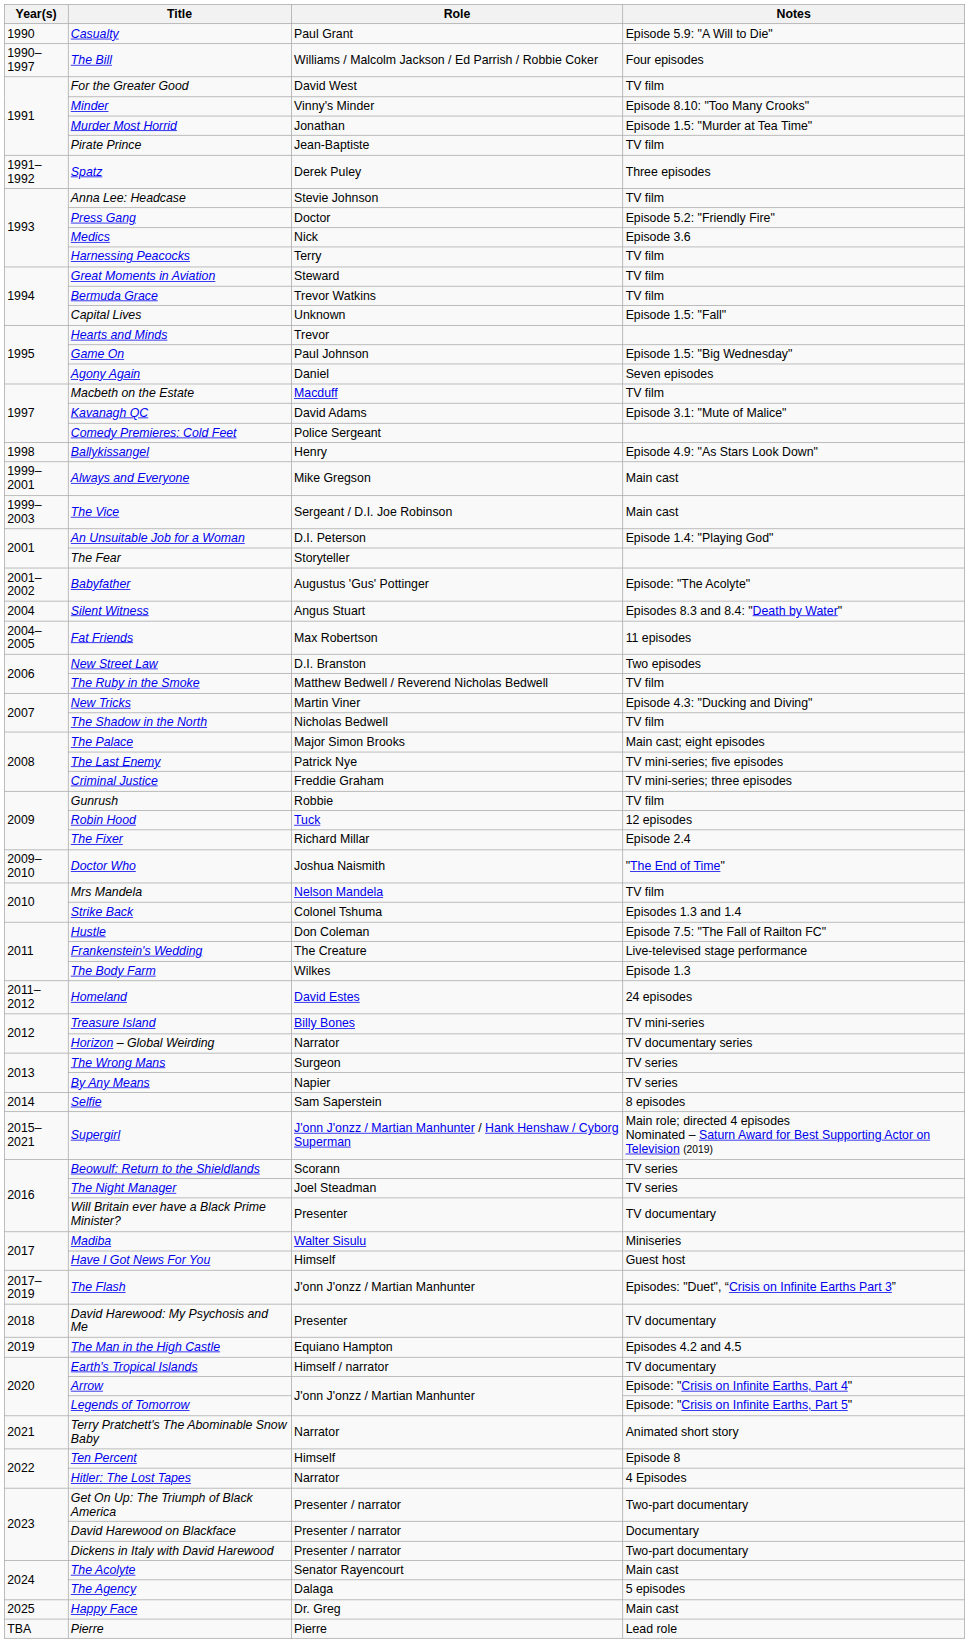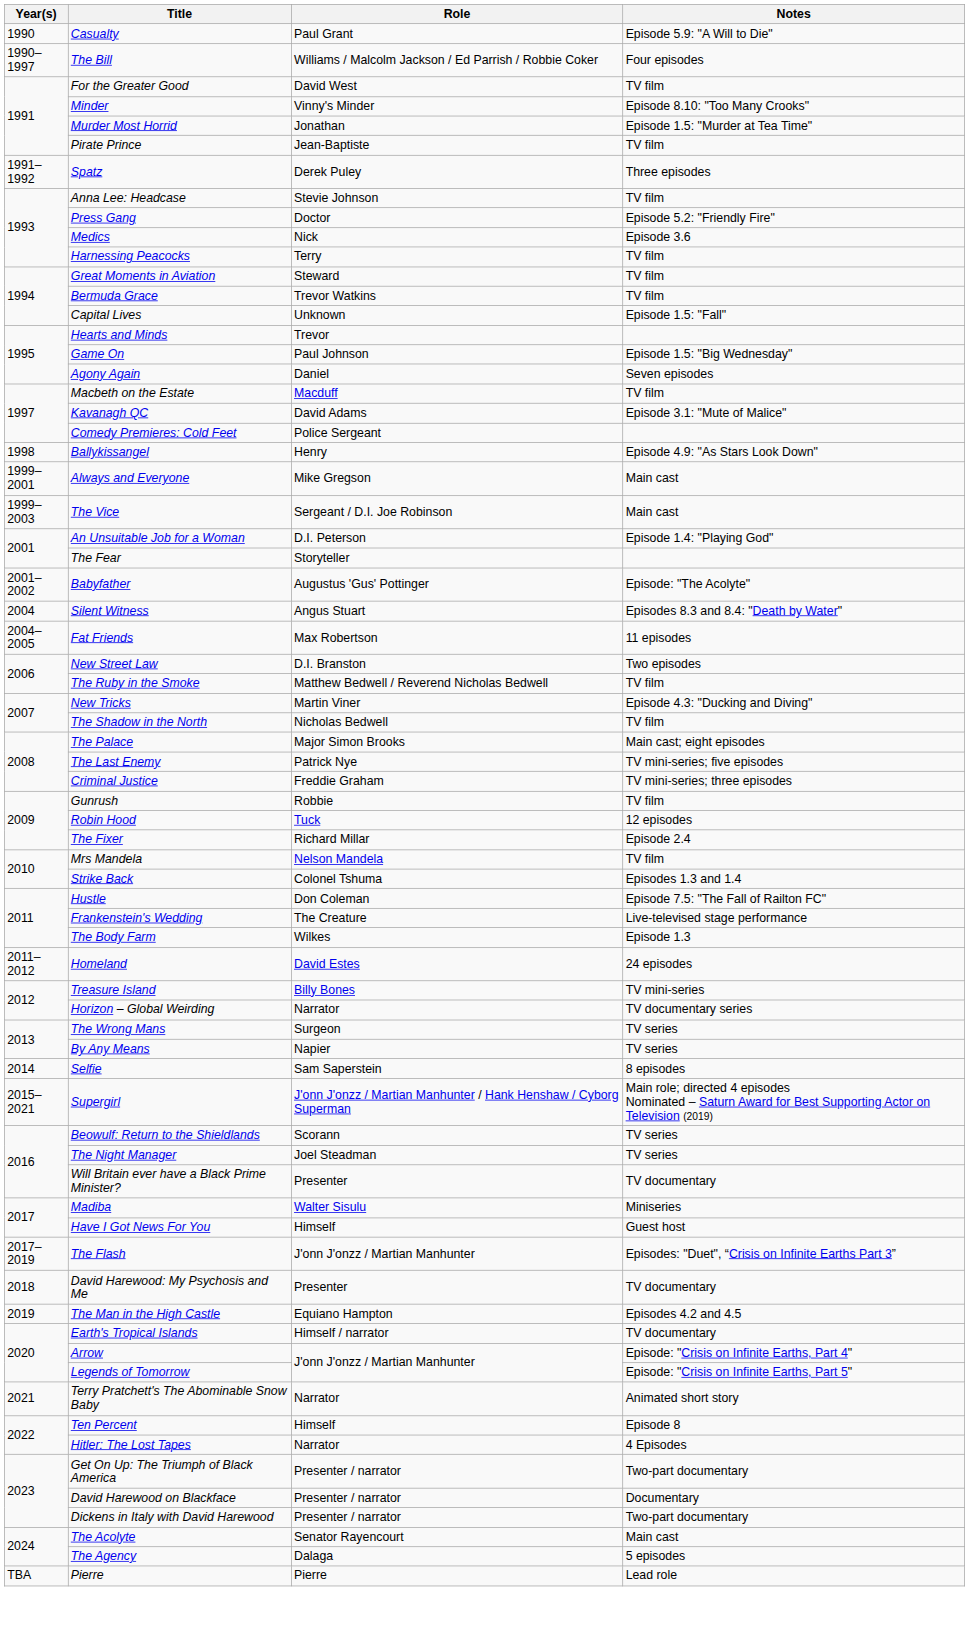- row: (103, 866)
- row: (104, 1609)
